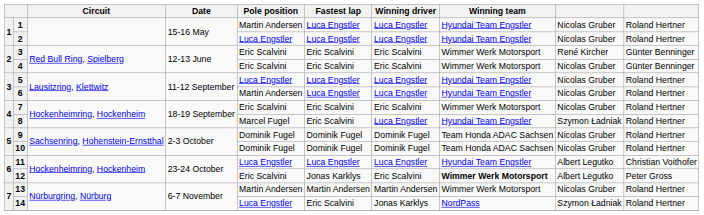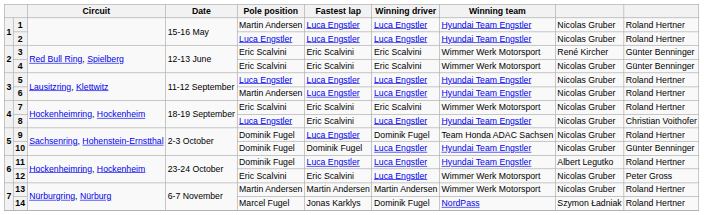(264, 121) Marcel Fugel -> (266, 121) Luca Engstler
(590, 121) Szymon Ładniak -> (586, 121) Nicolas Gruber
(655, 121) Roland Hertner -> (661, 121) Christian Voithofer
(334, 134) Dominik Fugel -> (333, 134) Luca Engstler
(402, 148) Dominik Fugel -> (401, 148) Luca Engstler
(497, 148) Team Honda ADAC Sachsen -> (486, 148) Hyundai Team Engstler
(655, 148) Roland Hertner -> (660, 148) Günter Benninger
(266, 162) Luca Engstler -> (267, 162) Dominik Fugel
(661, 162) Christian Voithofer -> (655, 162) Roland Hertner
(334, 175) Jonas Karklys -> (330, 175) Eric Scalvini
(398, 175) Eric Scalvini -> (401, 175) Luca Engstler
(495, 175) bold -> (491, 175) normal
(585, 175) Albert Legutko -> (586, 175) Nicolas Gruber
(266, 203) Luca Engstler -> (264, 203) Marcel Fugel
(330, 203) Eric Scalvini -> (334, 203) Jonas Karklys
(401, 203) Jonas Karklys -> (402, 203) Dominik Fugel
